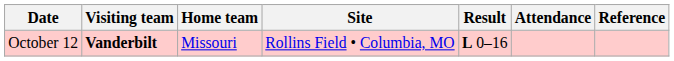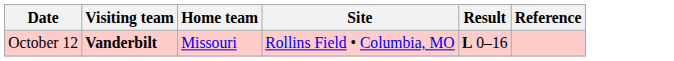- column: (553, 17)
